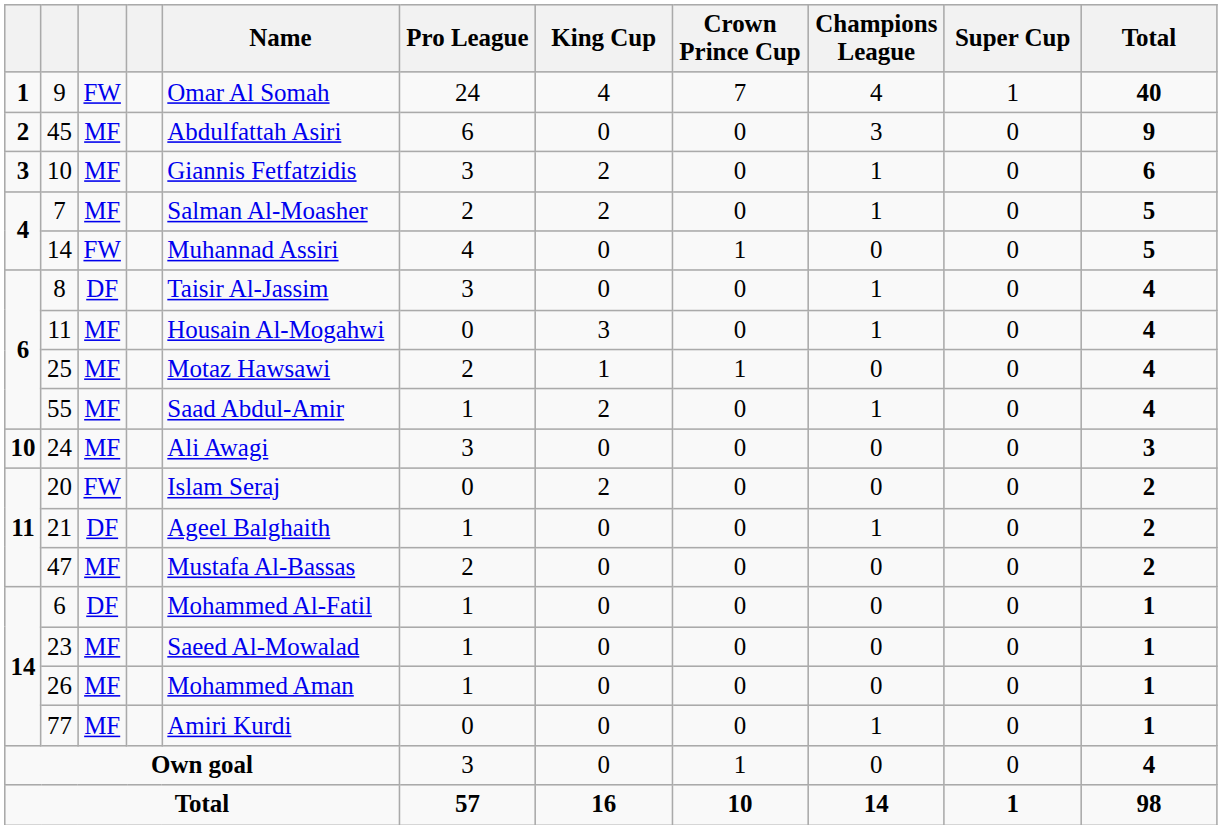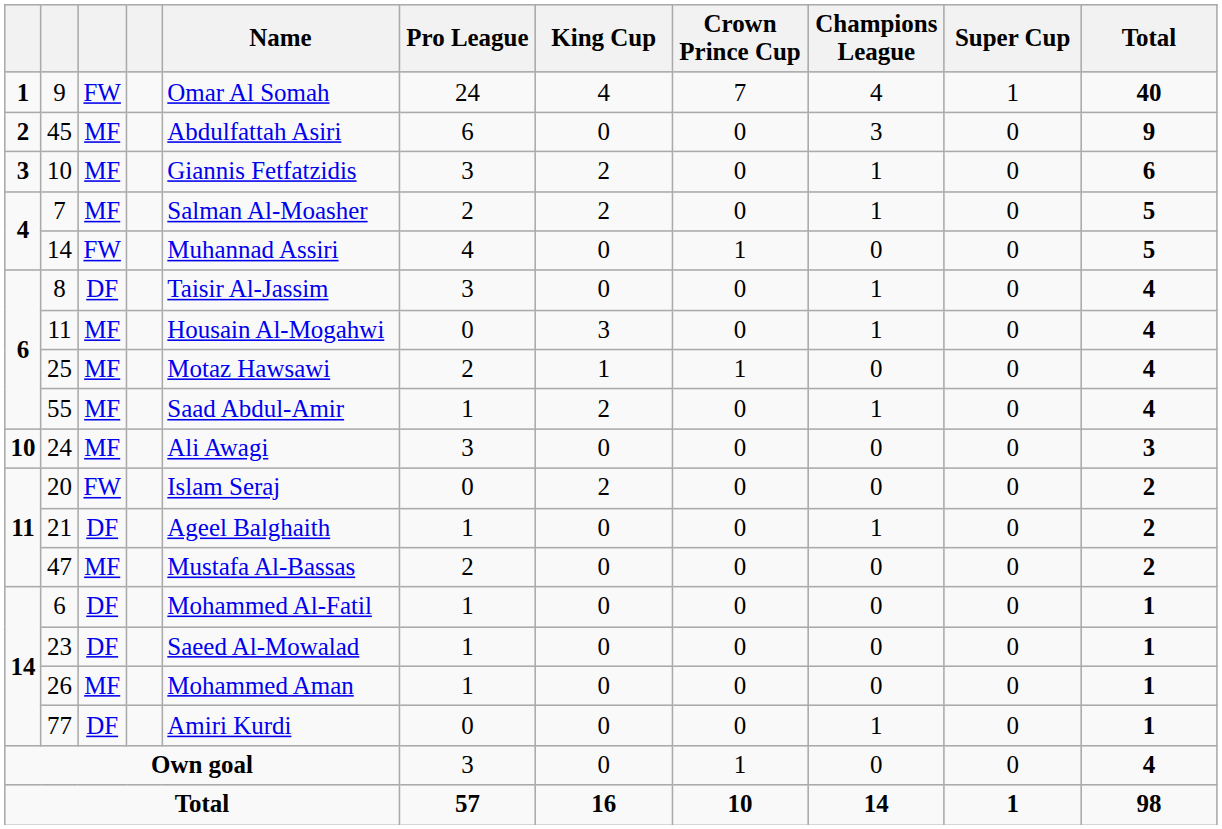(102, 646) MF -> (102, 646) DF
(102, 725) MF -> (102, 725) DF
